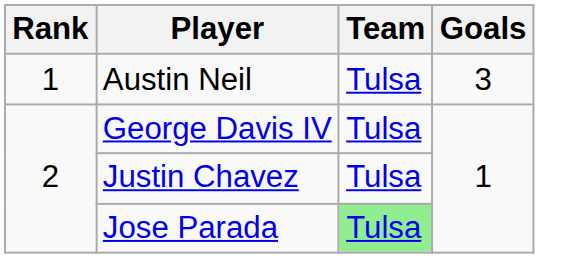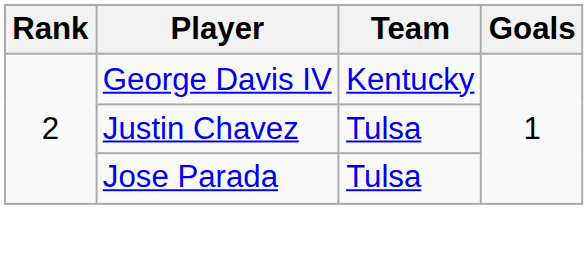- row: (177, 78)
(384, 128) Tulsa -> (410, 78) Kentucky
(384, 227) lightgreen background -> (384, 177) no background
